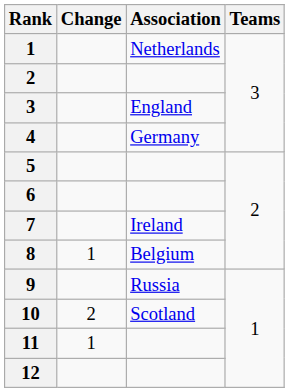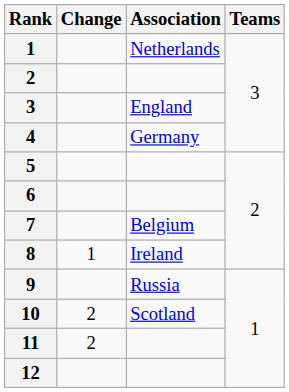(156, 225) Ireland -> (162, 225) Belgium
(162, 254) Belgium -> (156, 254) Ireland
(91, 343) 1 -> (91, 343) 2
